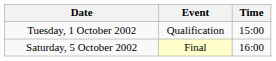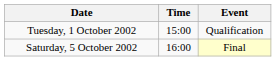columns swapped: (251, 13) <-> (195, 13)
